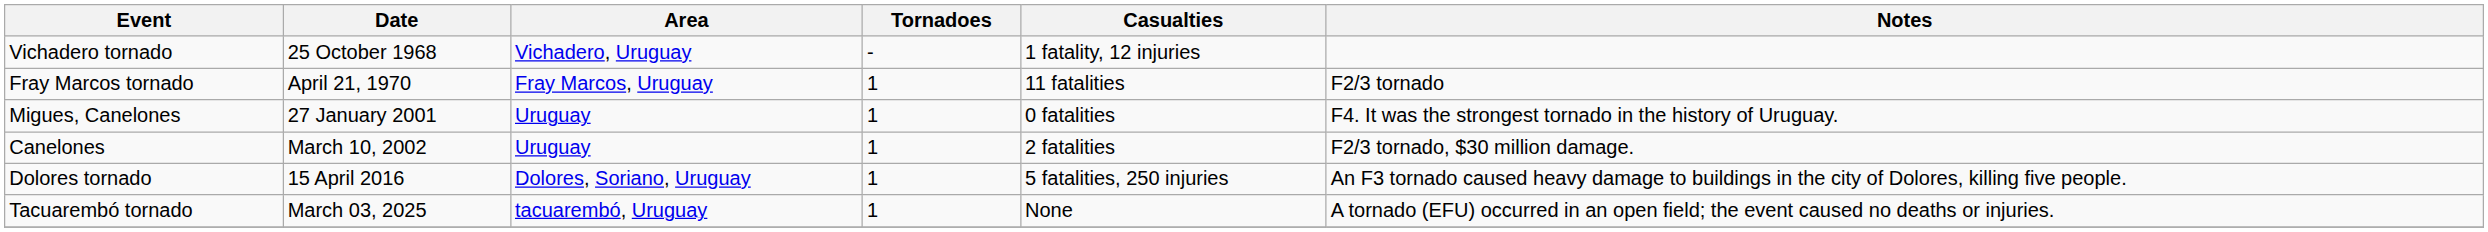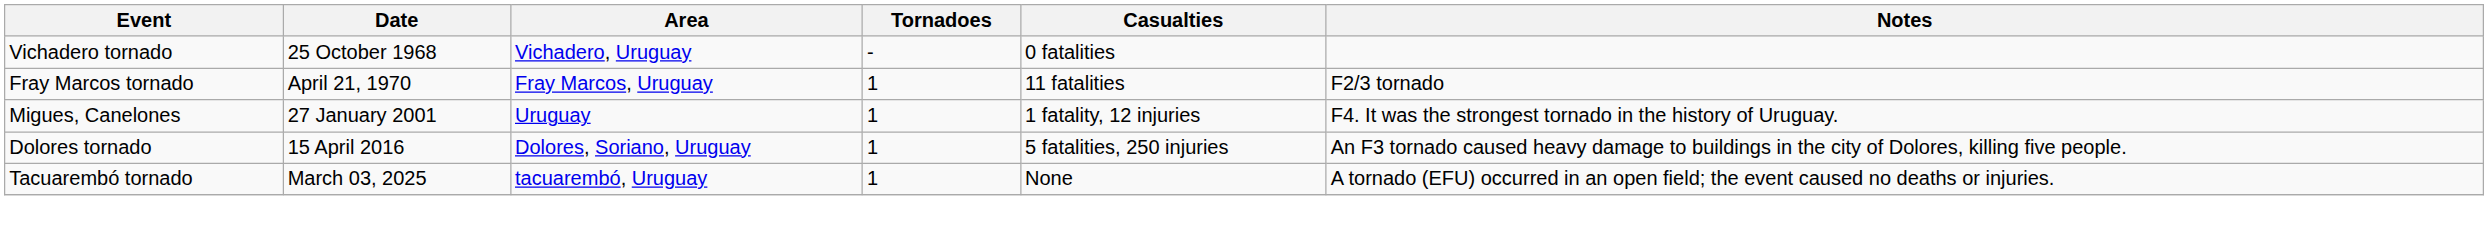(1113, 52) 1 fatality, 12 injuries -> (1070, 52) 0 fatalities
(1070, 115) 0 fatalities -> (1113, 115) 1 fatality, 12 injuries
- row: (57, 147)
